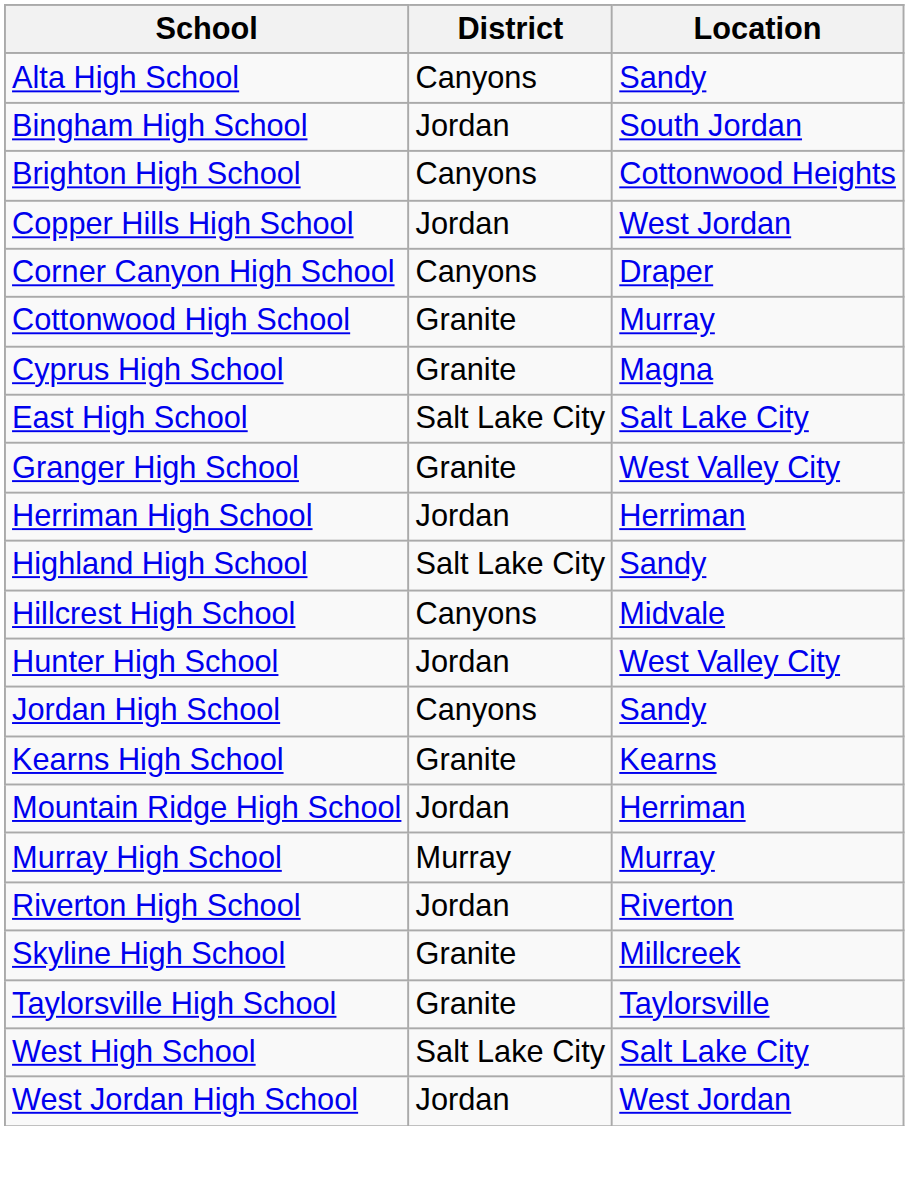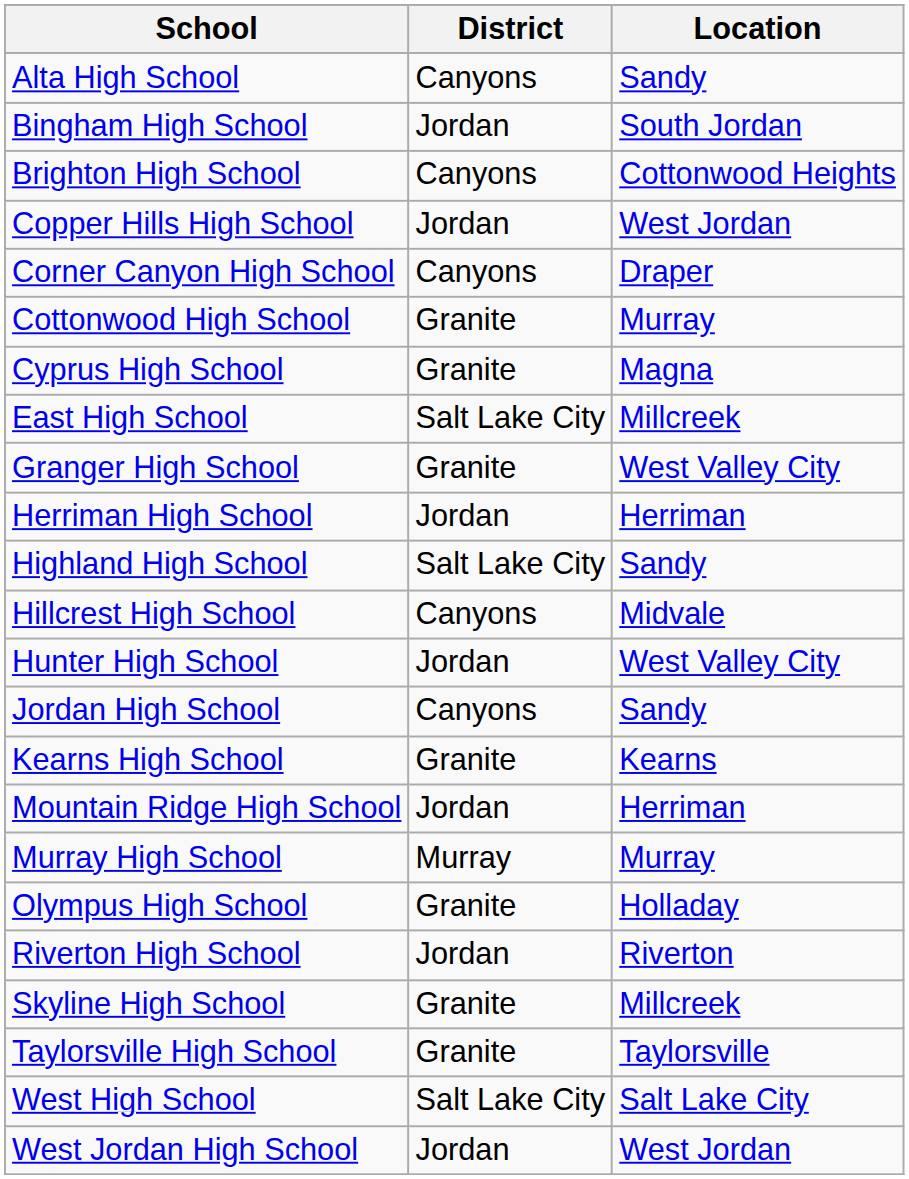(714, 418) Salt Lake City -> (680, 418) Millcreek
+ row: (160, 905)
